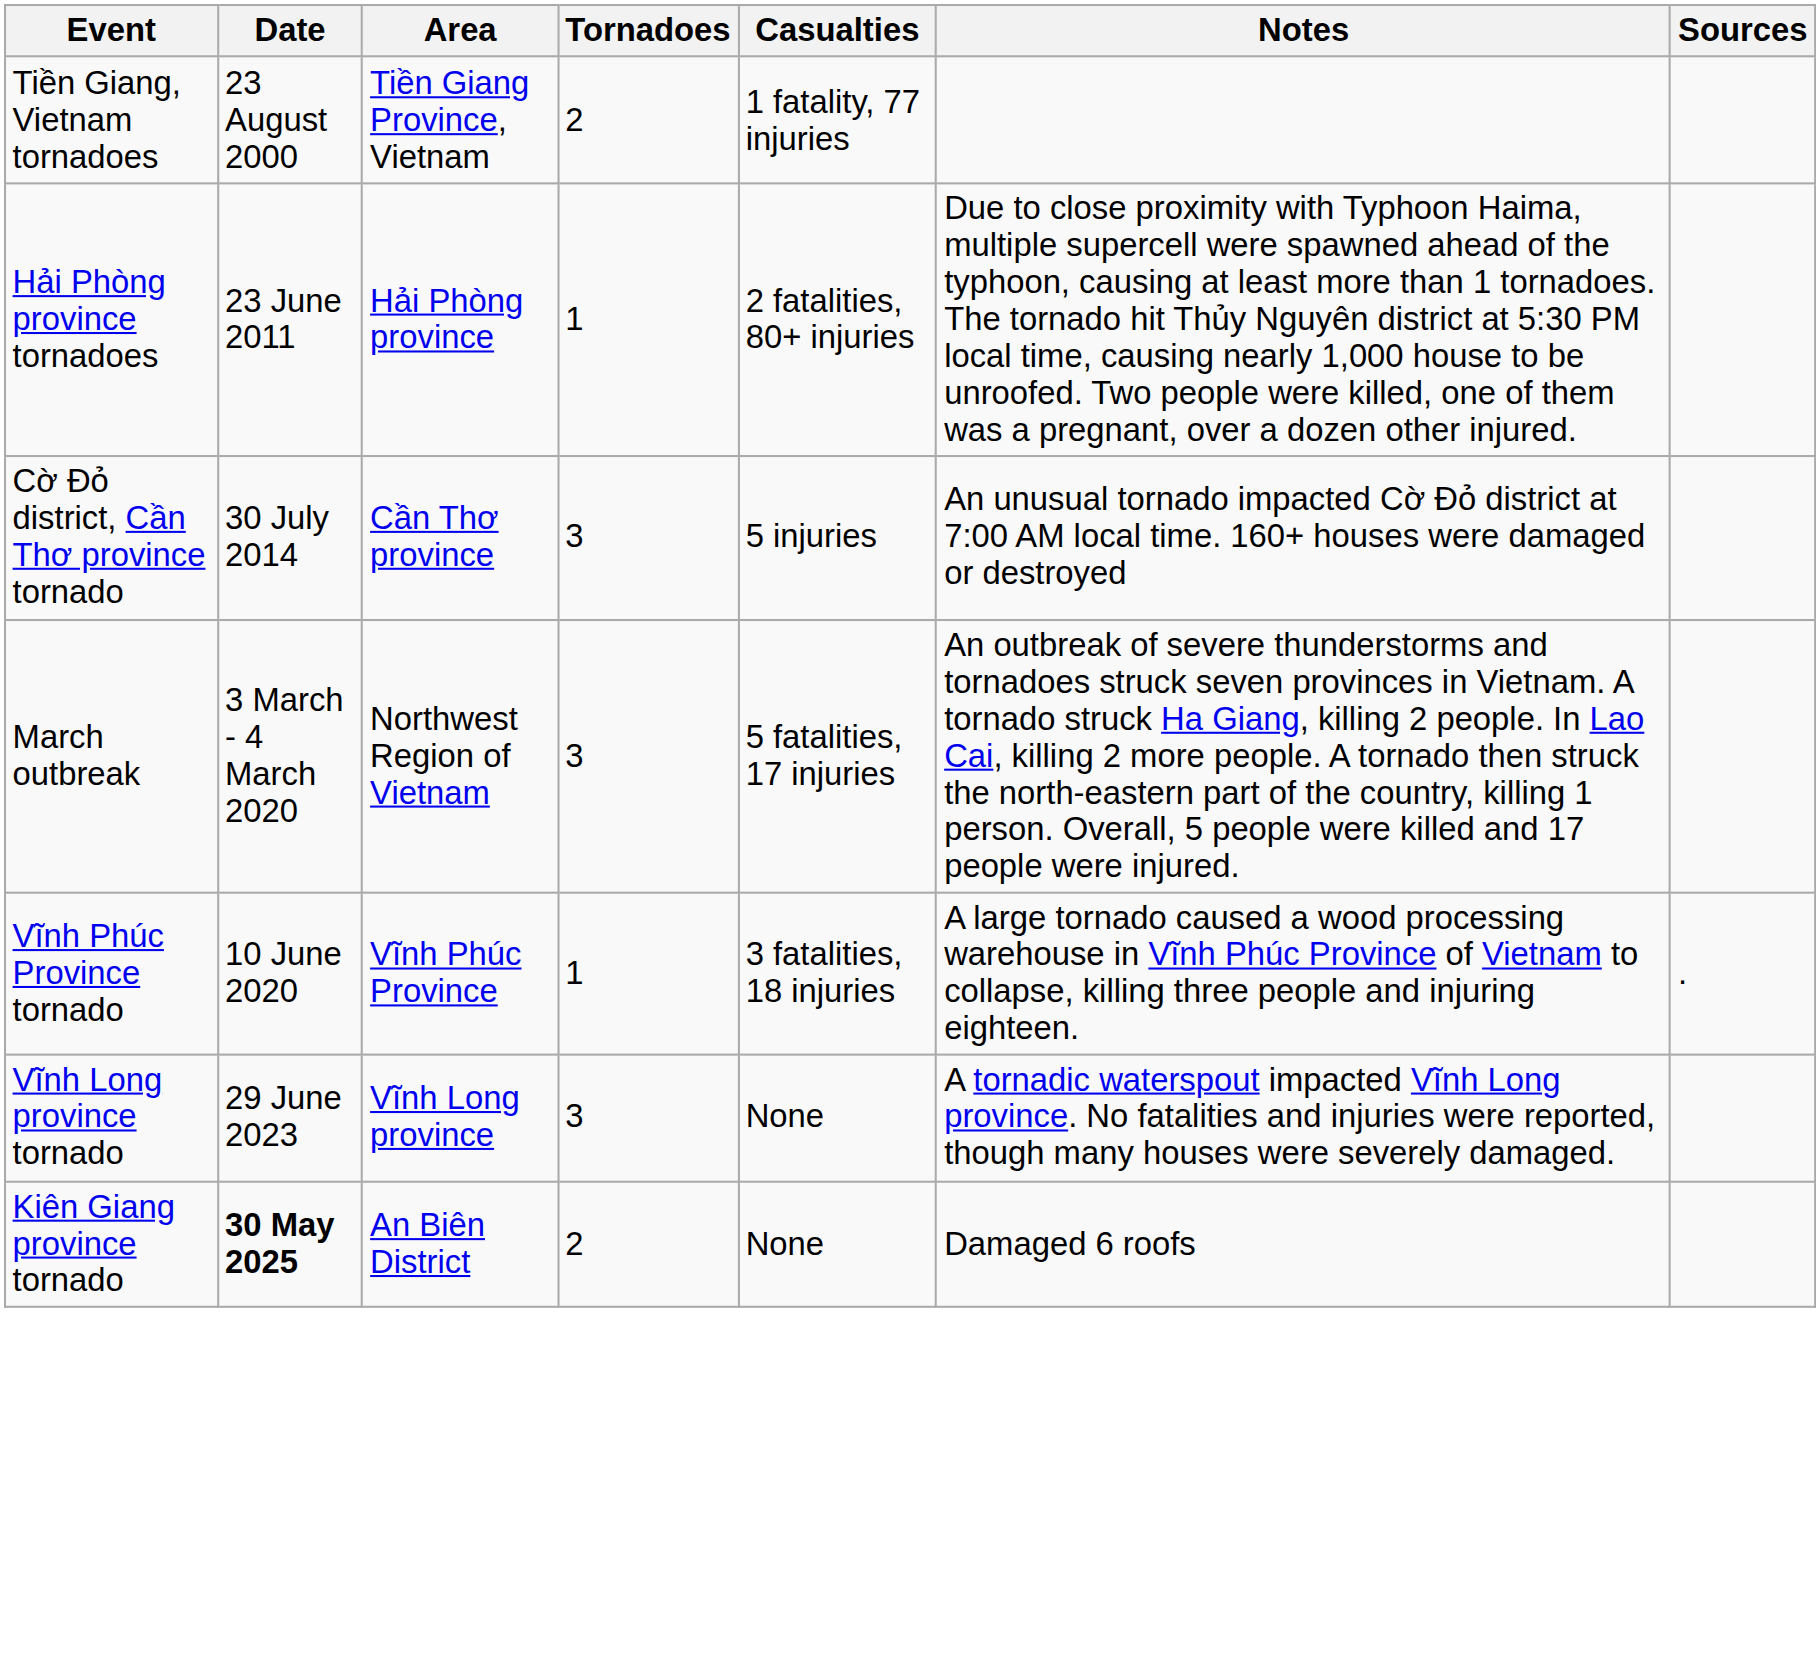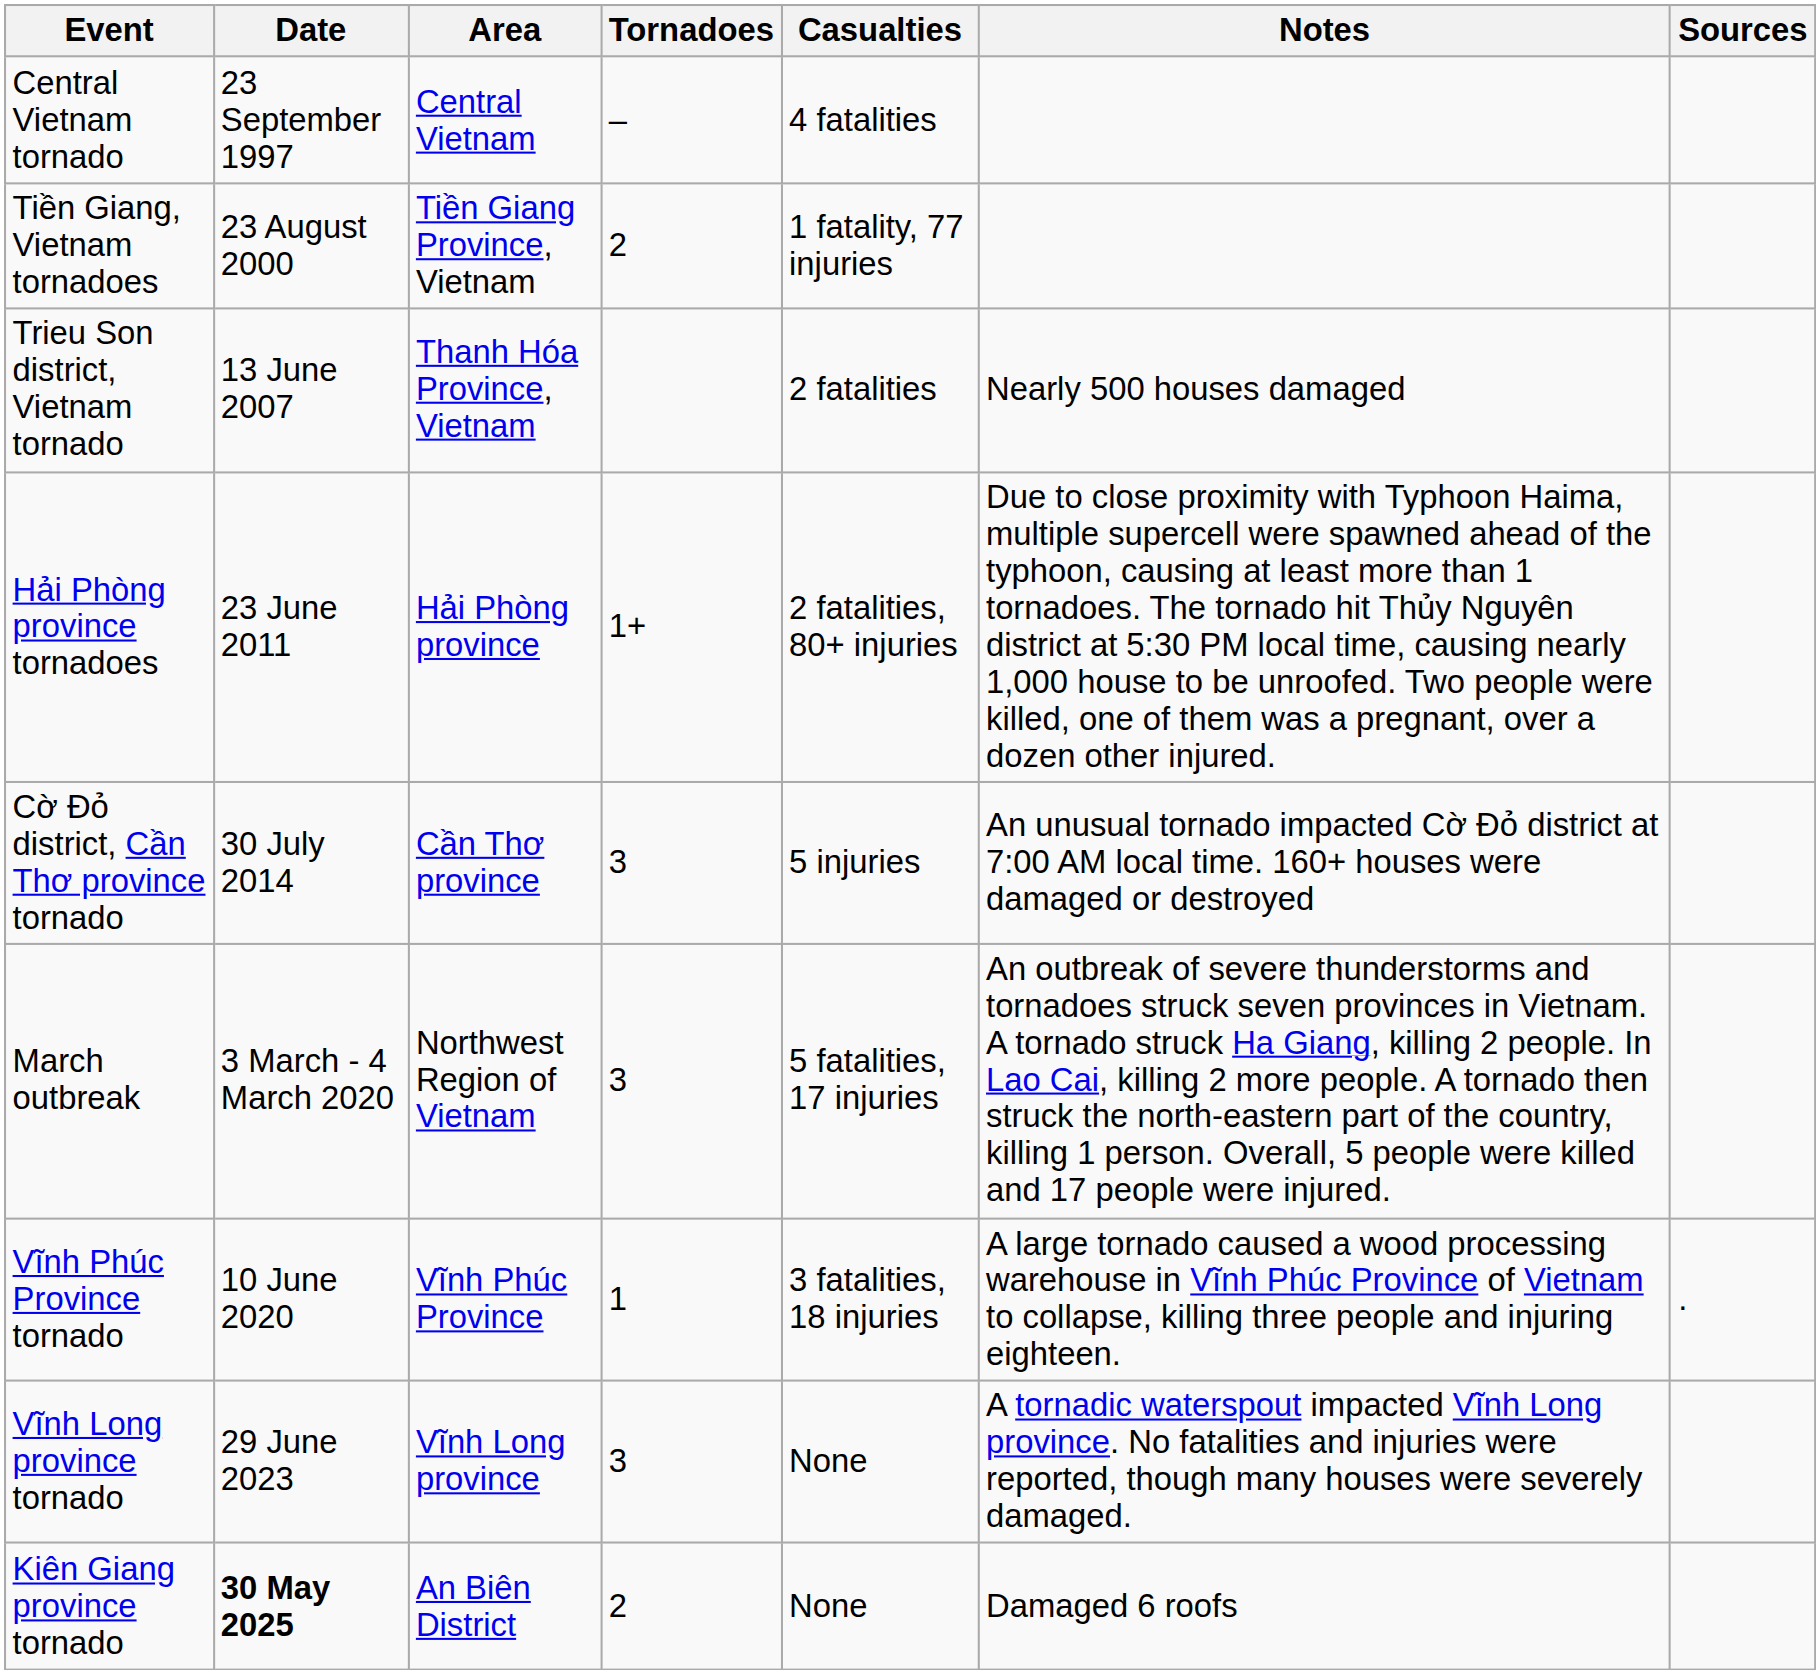+ row: (72, 119)
+ row: (83, 389)
(574, 319) 1 -> (627, 626) 1+
